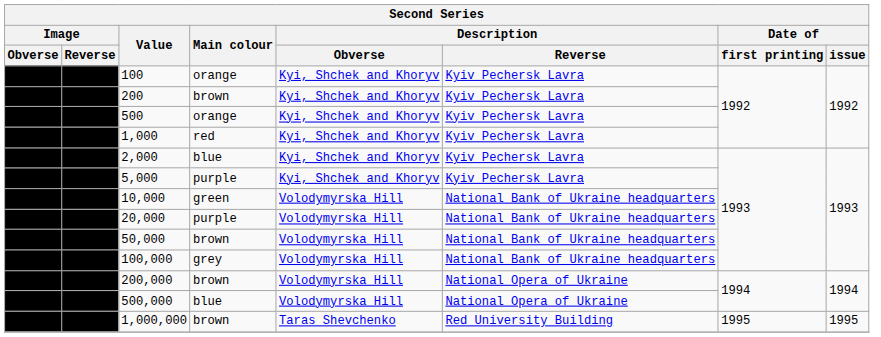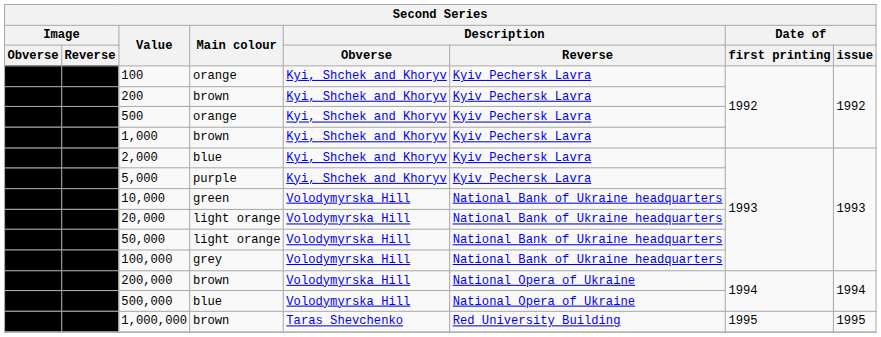(204, 137) red -> (211, 137) brown
(215, 219) purple -> (237, 219) light orange
(211, 239) brown -> (237, 239) light orange
